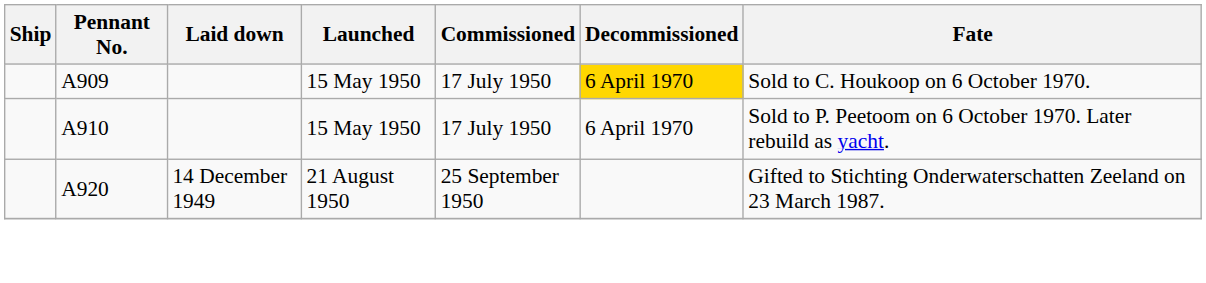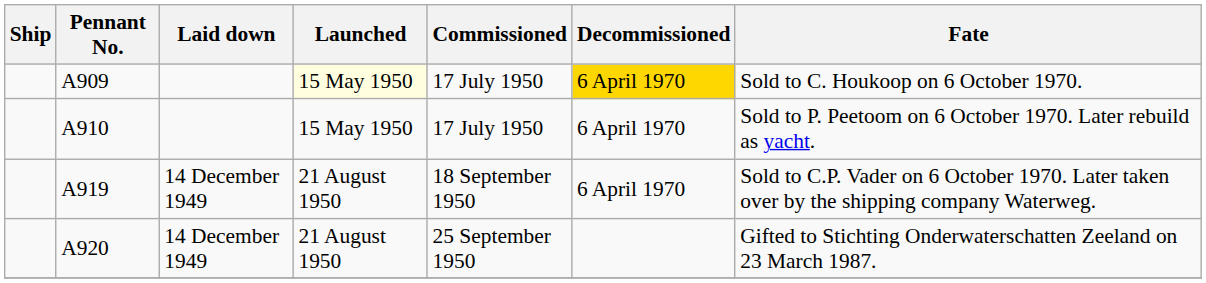(364, 80) no background -> (356, 80) lightyellow background
+ row: (85, 187)
